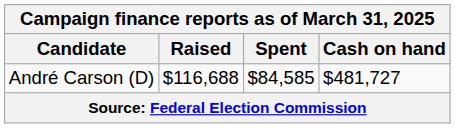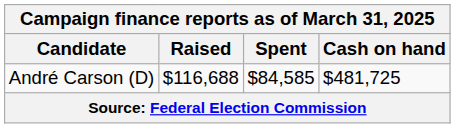(362, 78) $481,727 -> (362, 78) $481,725
